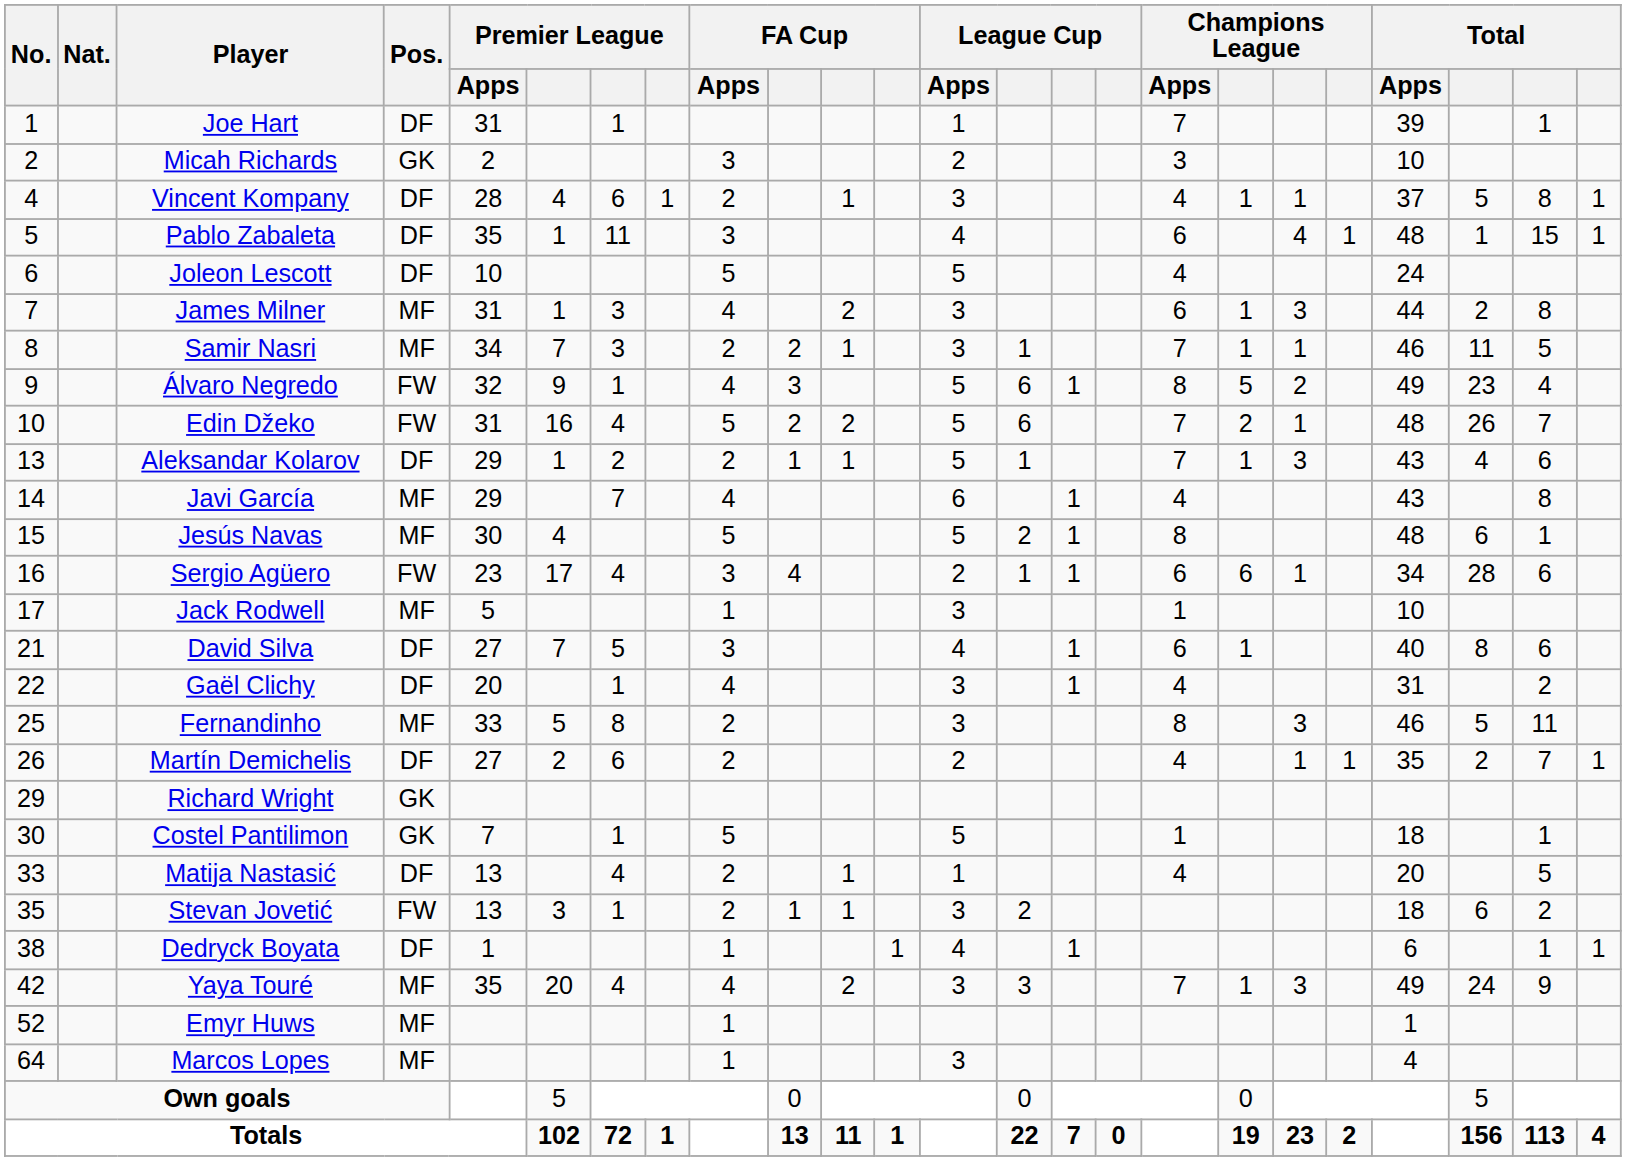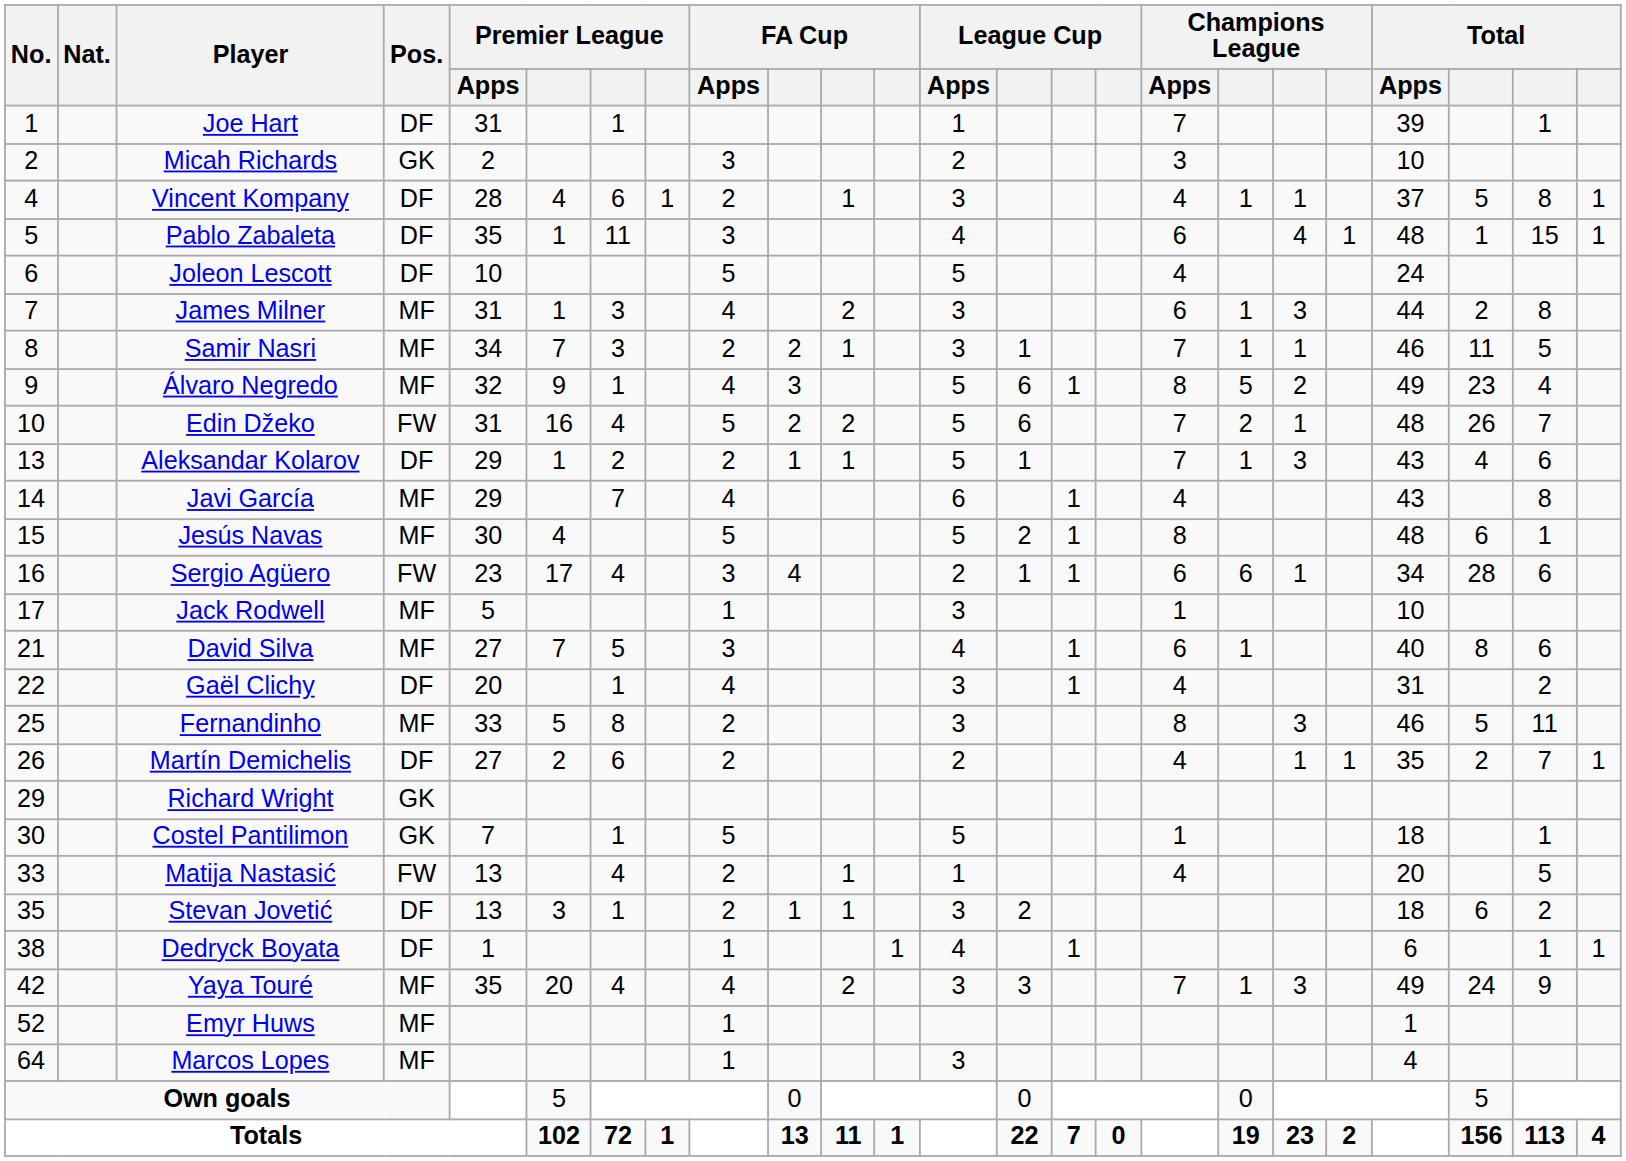(417, 386) FW -> (417, 386) MF
(417, 648) DF -> (417, 648) MF
(417, 873) DF -> (417, 873) FW
(417, 911) FW -> (417, 911) DF
